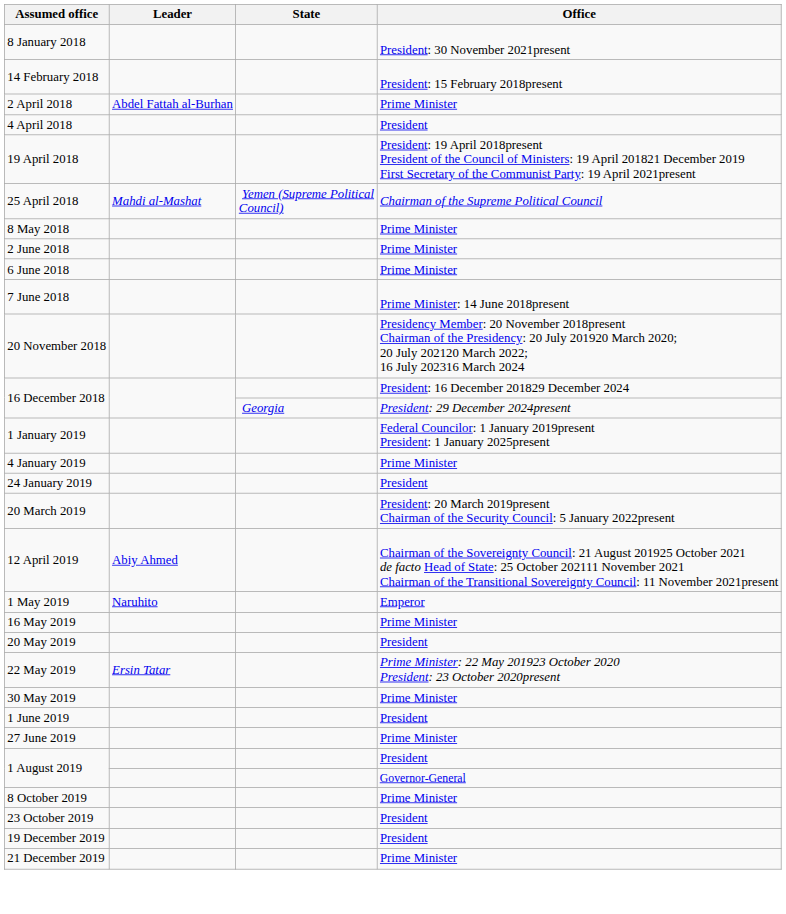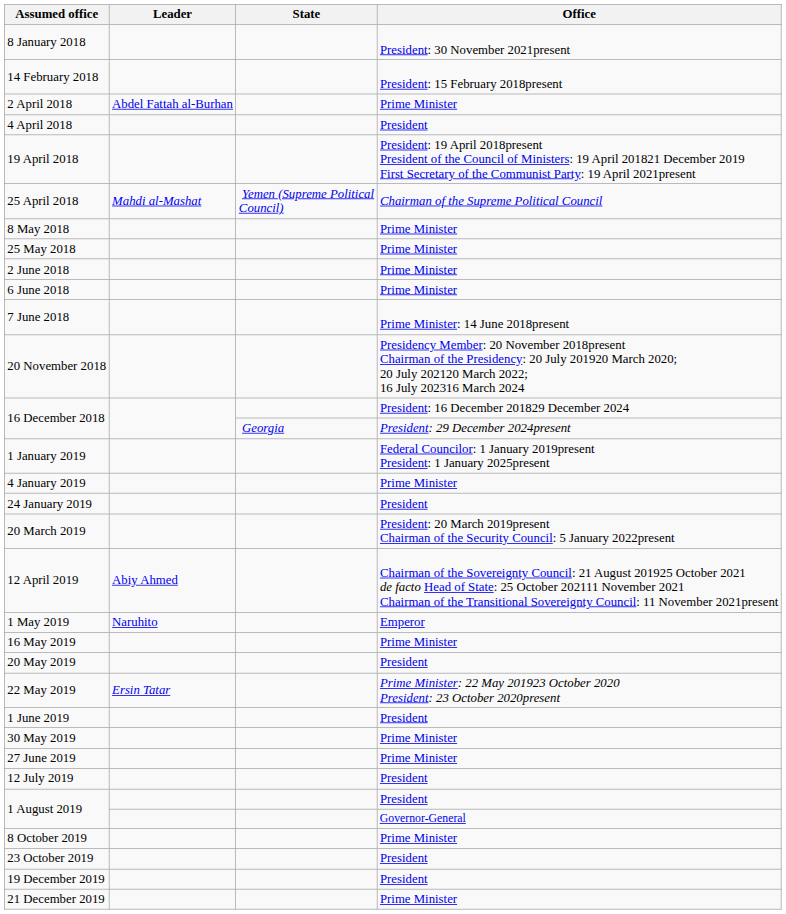+ row: (41, 249)
rows swapped: (41, 697) <-> (38, 717)
+ row: (40, 778)
